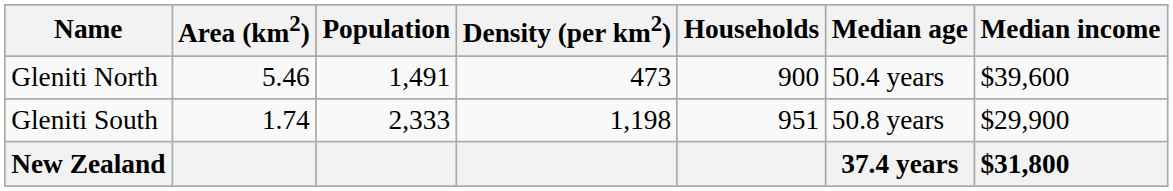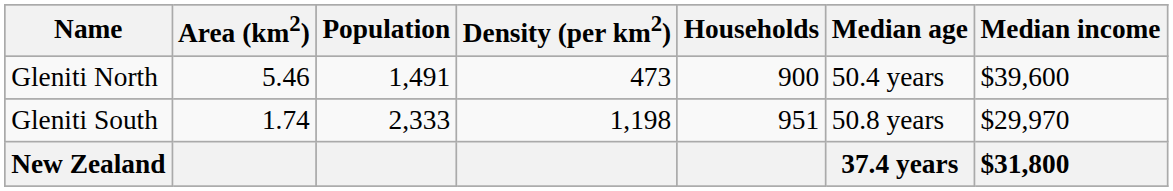(1025, 120) $29,900 -> (1025, 120) $29,970
